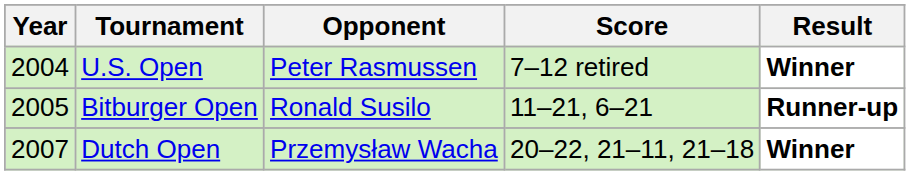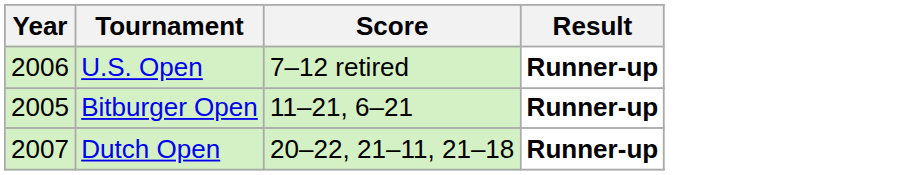- column: (384, 26)
(40, 67) 2004 -> (40, 67) 2006
(811, 67) Winner -> (592, 67) Runner-up
(811, 149) Winner -> (592, 149) Runner-up
